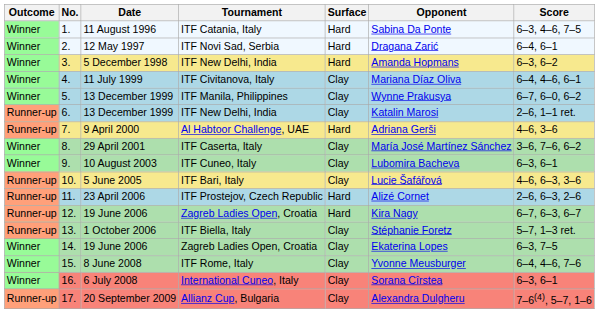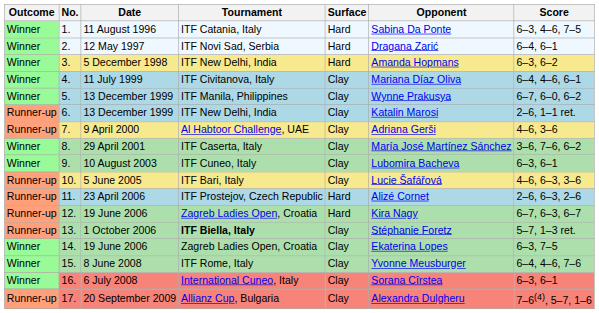(339, 130) Hard -> (338, 130) Clay
(216, 230) normal -> (218, 230) bold
